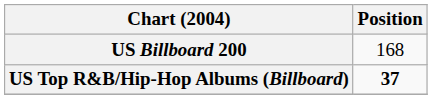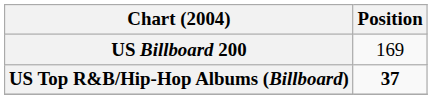(390, 49) 168 -> (390, 49) 169
